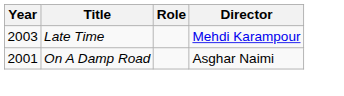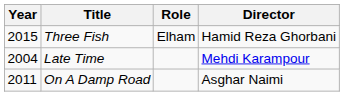+ row: (77, 36)
(23, 36) 2003 -> (23, 58) 2004
(23, 58) 2001 -> (22, 79) 2011
